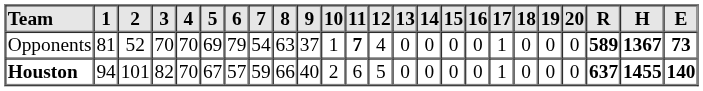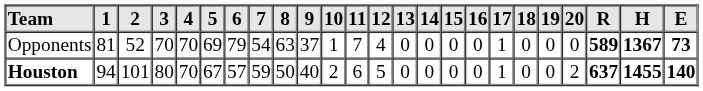(357, 45) bold -> (357, 45) normal
(164, 71) 82 -> (164, 71) 80
(285, 71) 66 -> (285, 71) 50
(575, 71) 0 -> (575, 71) 2
